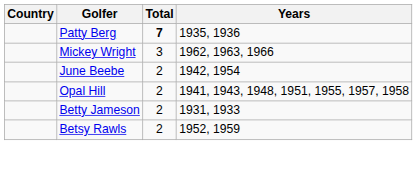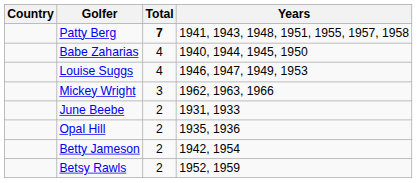(210, 33) 1935, 1936 -> (294, 33) 1941, 1943, 1948, 1951, 1955, 1957, 1958
+ row: (99, 52)
+ row: (96, 71)
(210, 71) 1942, 1954 -> (210, 110) 1931, 1933
(294, 91) 1941, 1943, 1948, 1951, 1955, 1957, 1958 -> (210, 129) 1935, 1936
(210, 110) 1931, 1933 -> (210, 149) 1942, 1954
